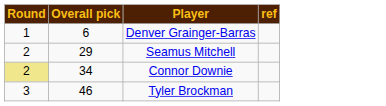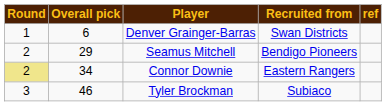+ column: (309, 14)
